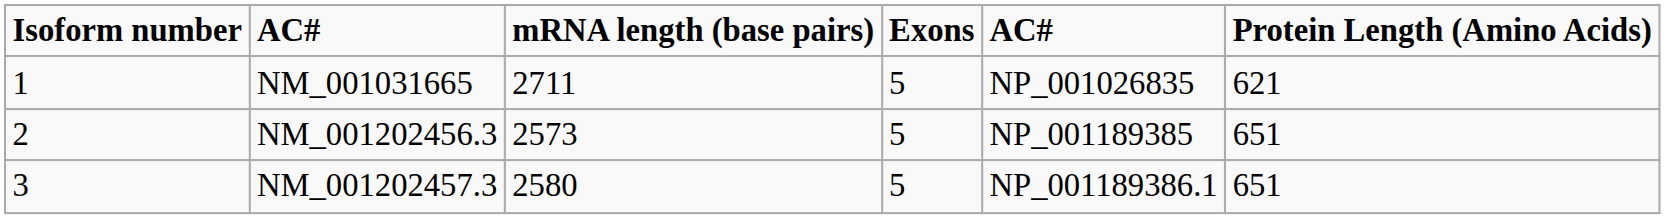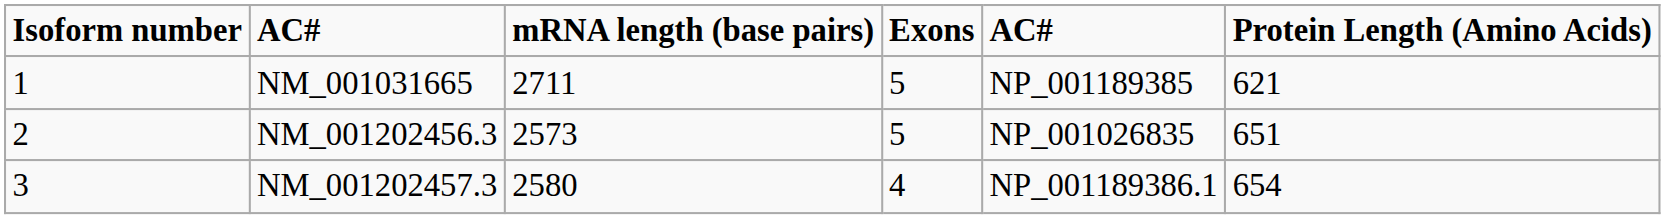(1092, 82) NP_001026835 -> (1091, 82) NP_001189385
(1091, 133) NP_001189385 -> (1092, 133) NP_001026835
(897, 185) 5 -> (897, 185) 4
(1257, 185) 651 -> (1257, 185) 654
